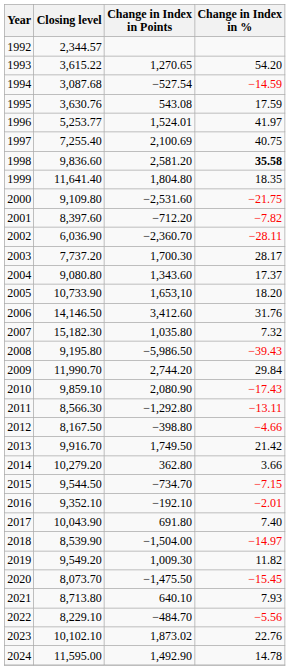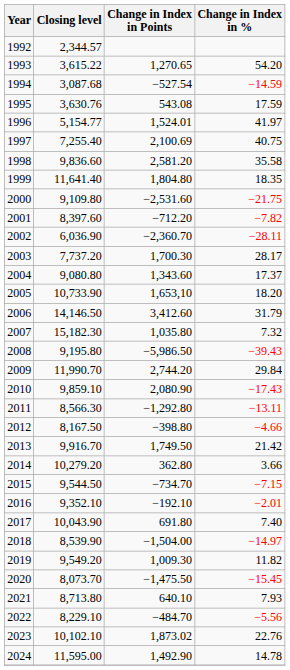(81, 122) 5,253.77 -> (81, 122) 5,154.77
(269, 160) bold -> (269, 160) normal
(269, 312) 31.76 -> (269, 312) 31.79
